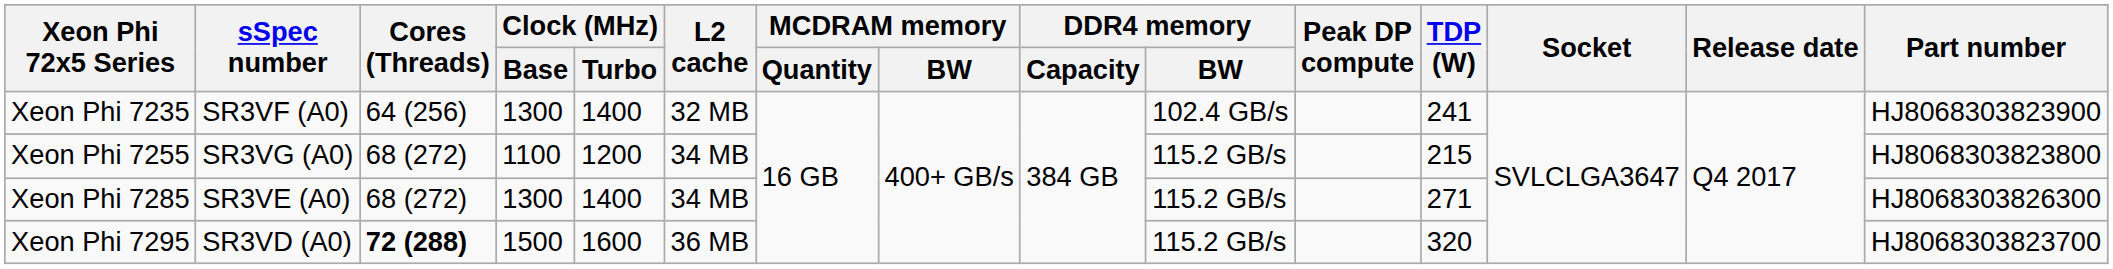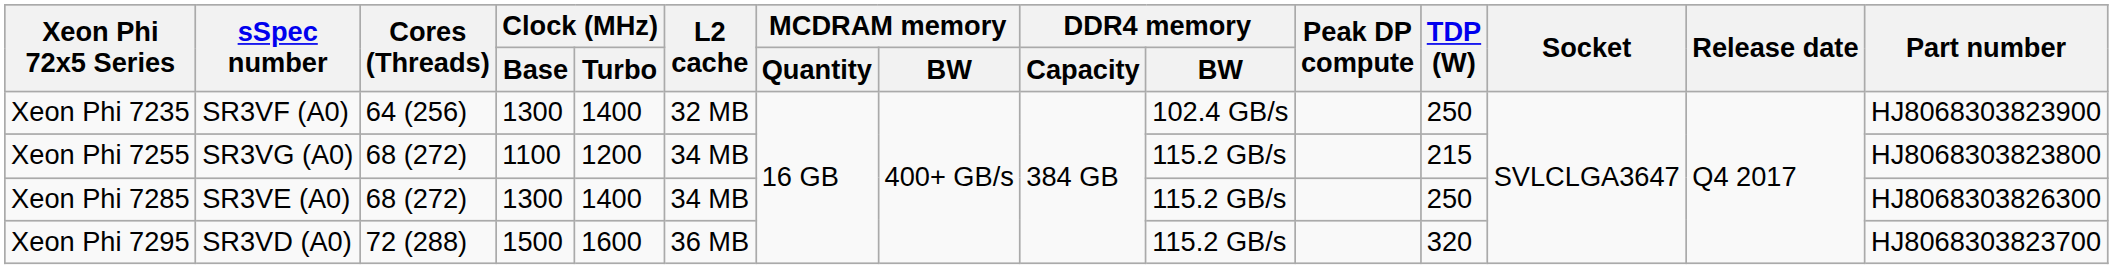(1449, 112) 241 -> (1449, 112) 250
(1449, 198) 271 -> (1449, 198) 250
(416, 241) bold -> (416, 241) normal
